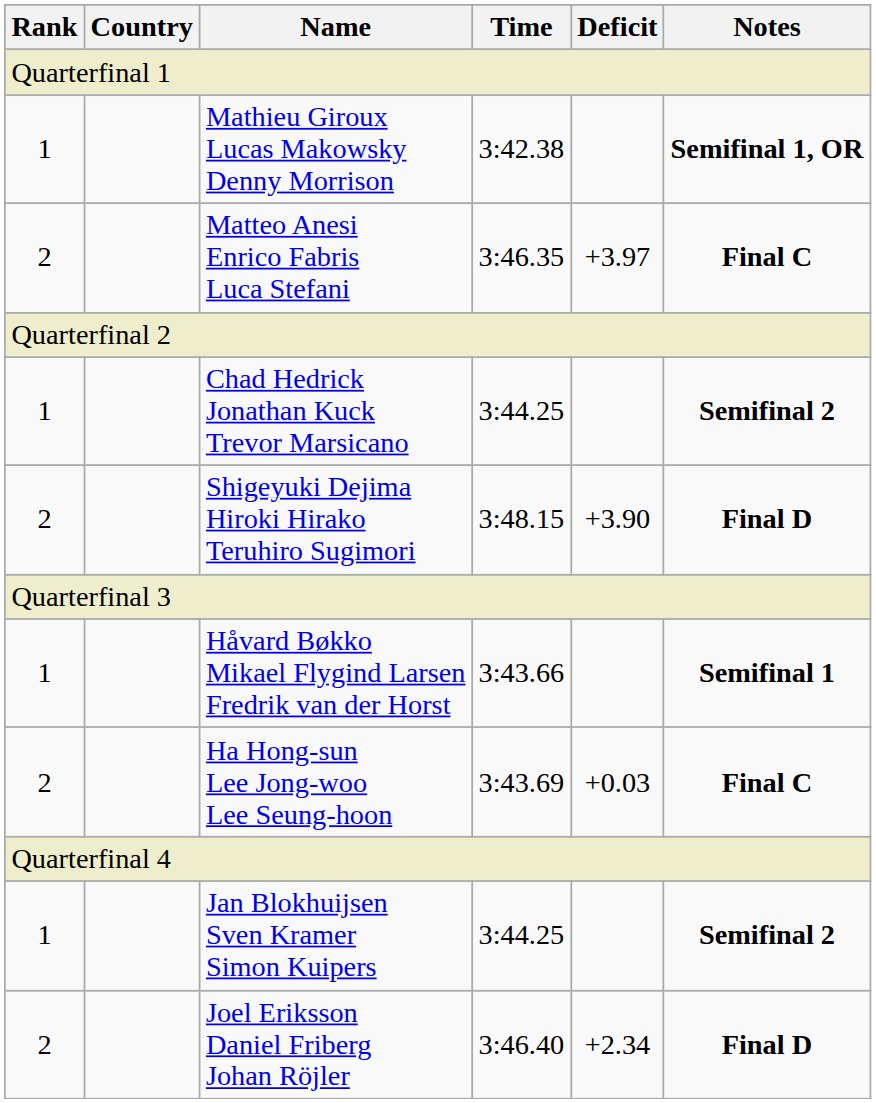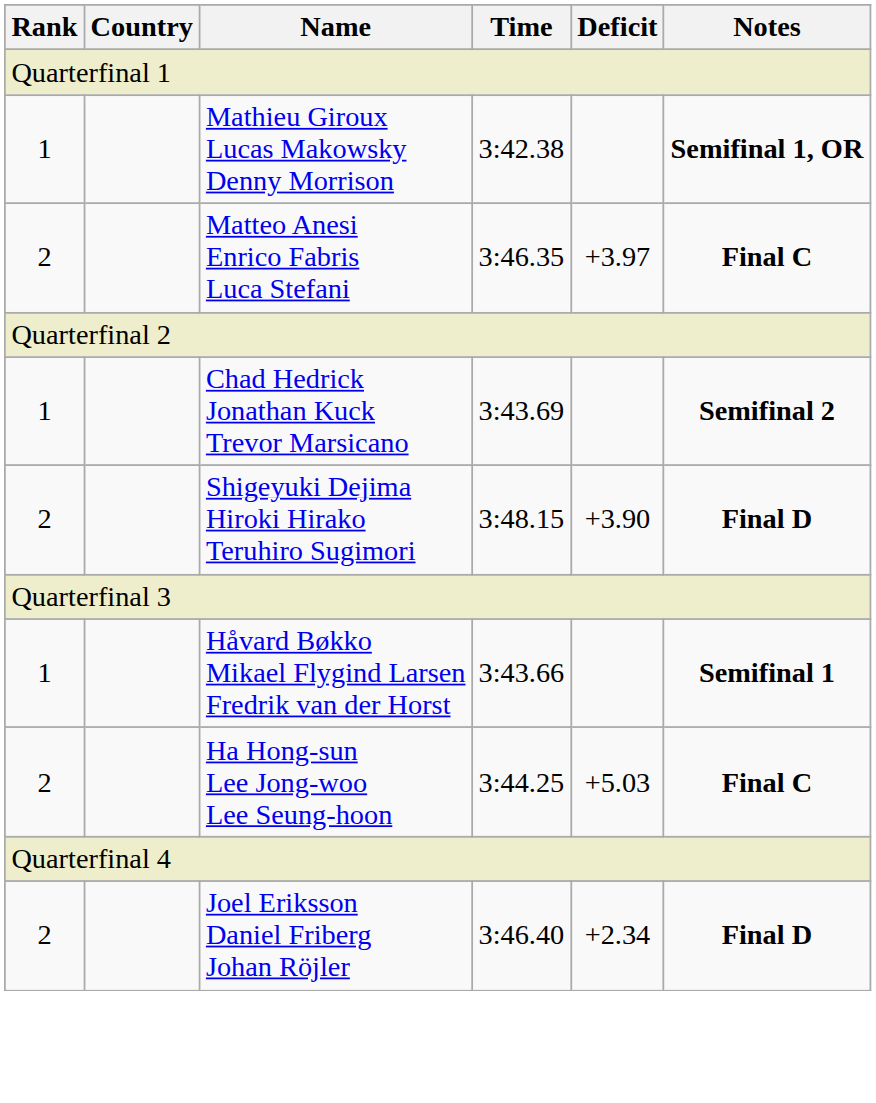(521, 410) 3:44.25 -> (521, 410) 3:43.69
(521, 781) 3:43.69 -> (521, 781) 3:44.25
(617, 781) +0.03 -> (617, 781) +5.03
- row: (297, 935)
